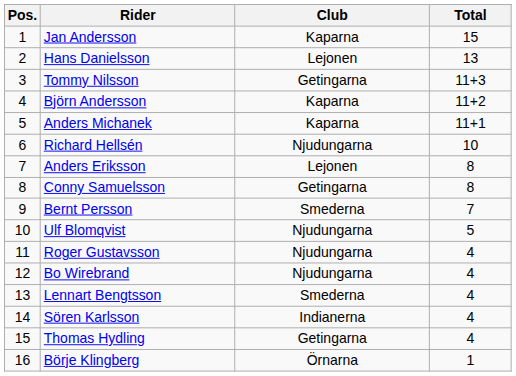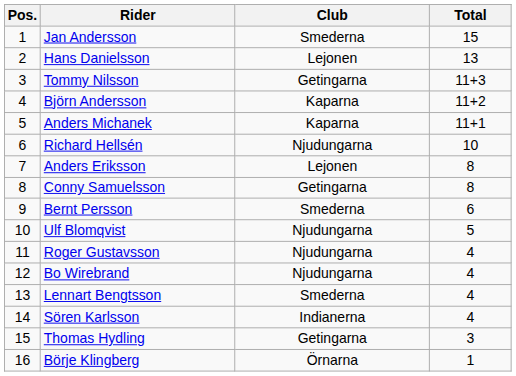(332, 37) Kaparna -> (332, 37) Smederna
(470, 209) 7 -> (470, 209) 6
(470, 339) 4 -> (470, 339) 3
